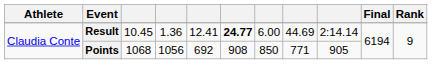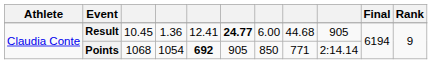(300, 32) 44.69 -> (300, 32) 44.68
(339, 32) 2:14.14 -> (339, 32) 905
(171, 50) 1056 -> (171, 50) 1054
(204, 50) normal -> (204, 50) bold
(238, 50) 908 -> (238, 50) 905
(339, 50) 905 -> (339, 50) 2:14.14
